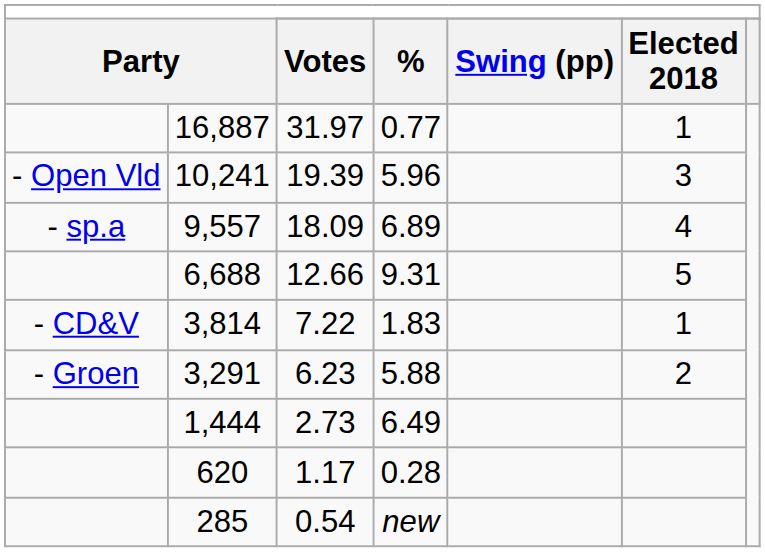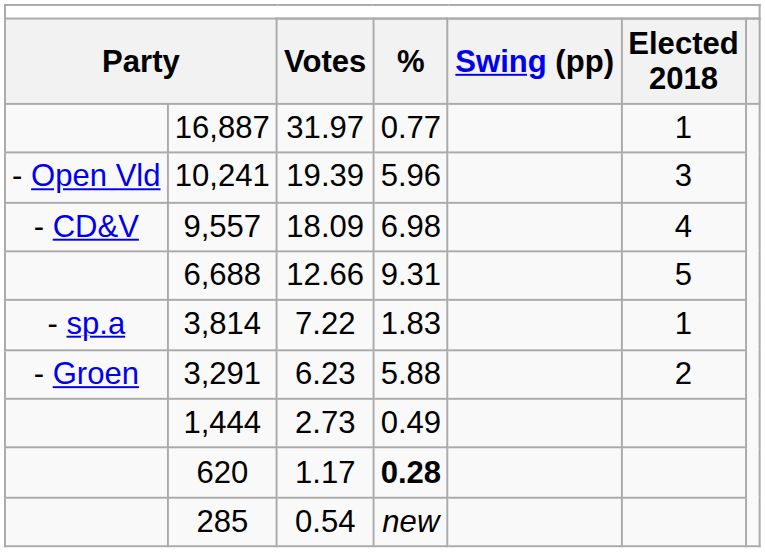(86, 226) - sp.a -> (86, 226) - CD&V
(411, 226) 6.89 -> (411, 226) 6.98
(86, 324) - CD&V -> (86, 324) - sp.a
(411, 422) 6.49 -> (411, 422) 0.49
(411, 472) normal -> (411, 472) bold
